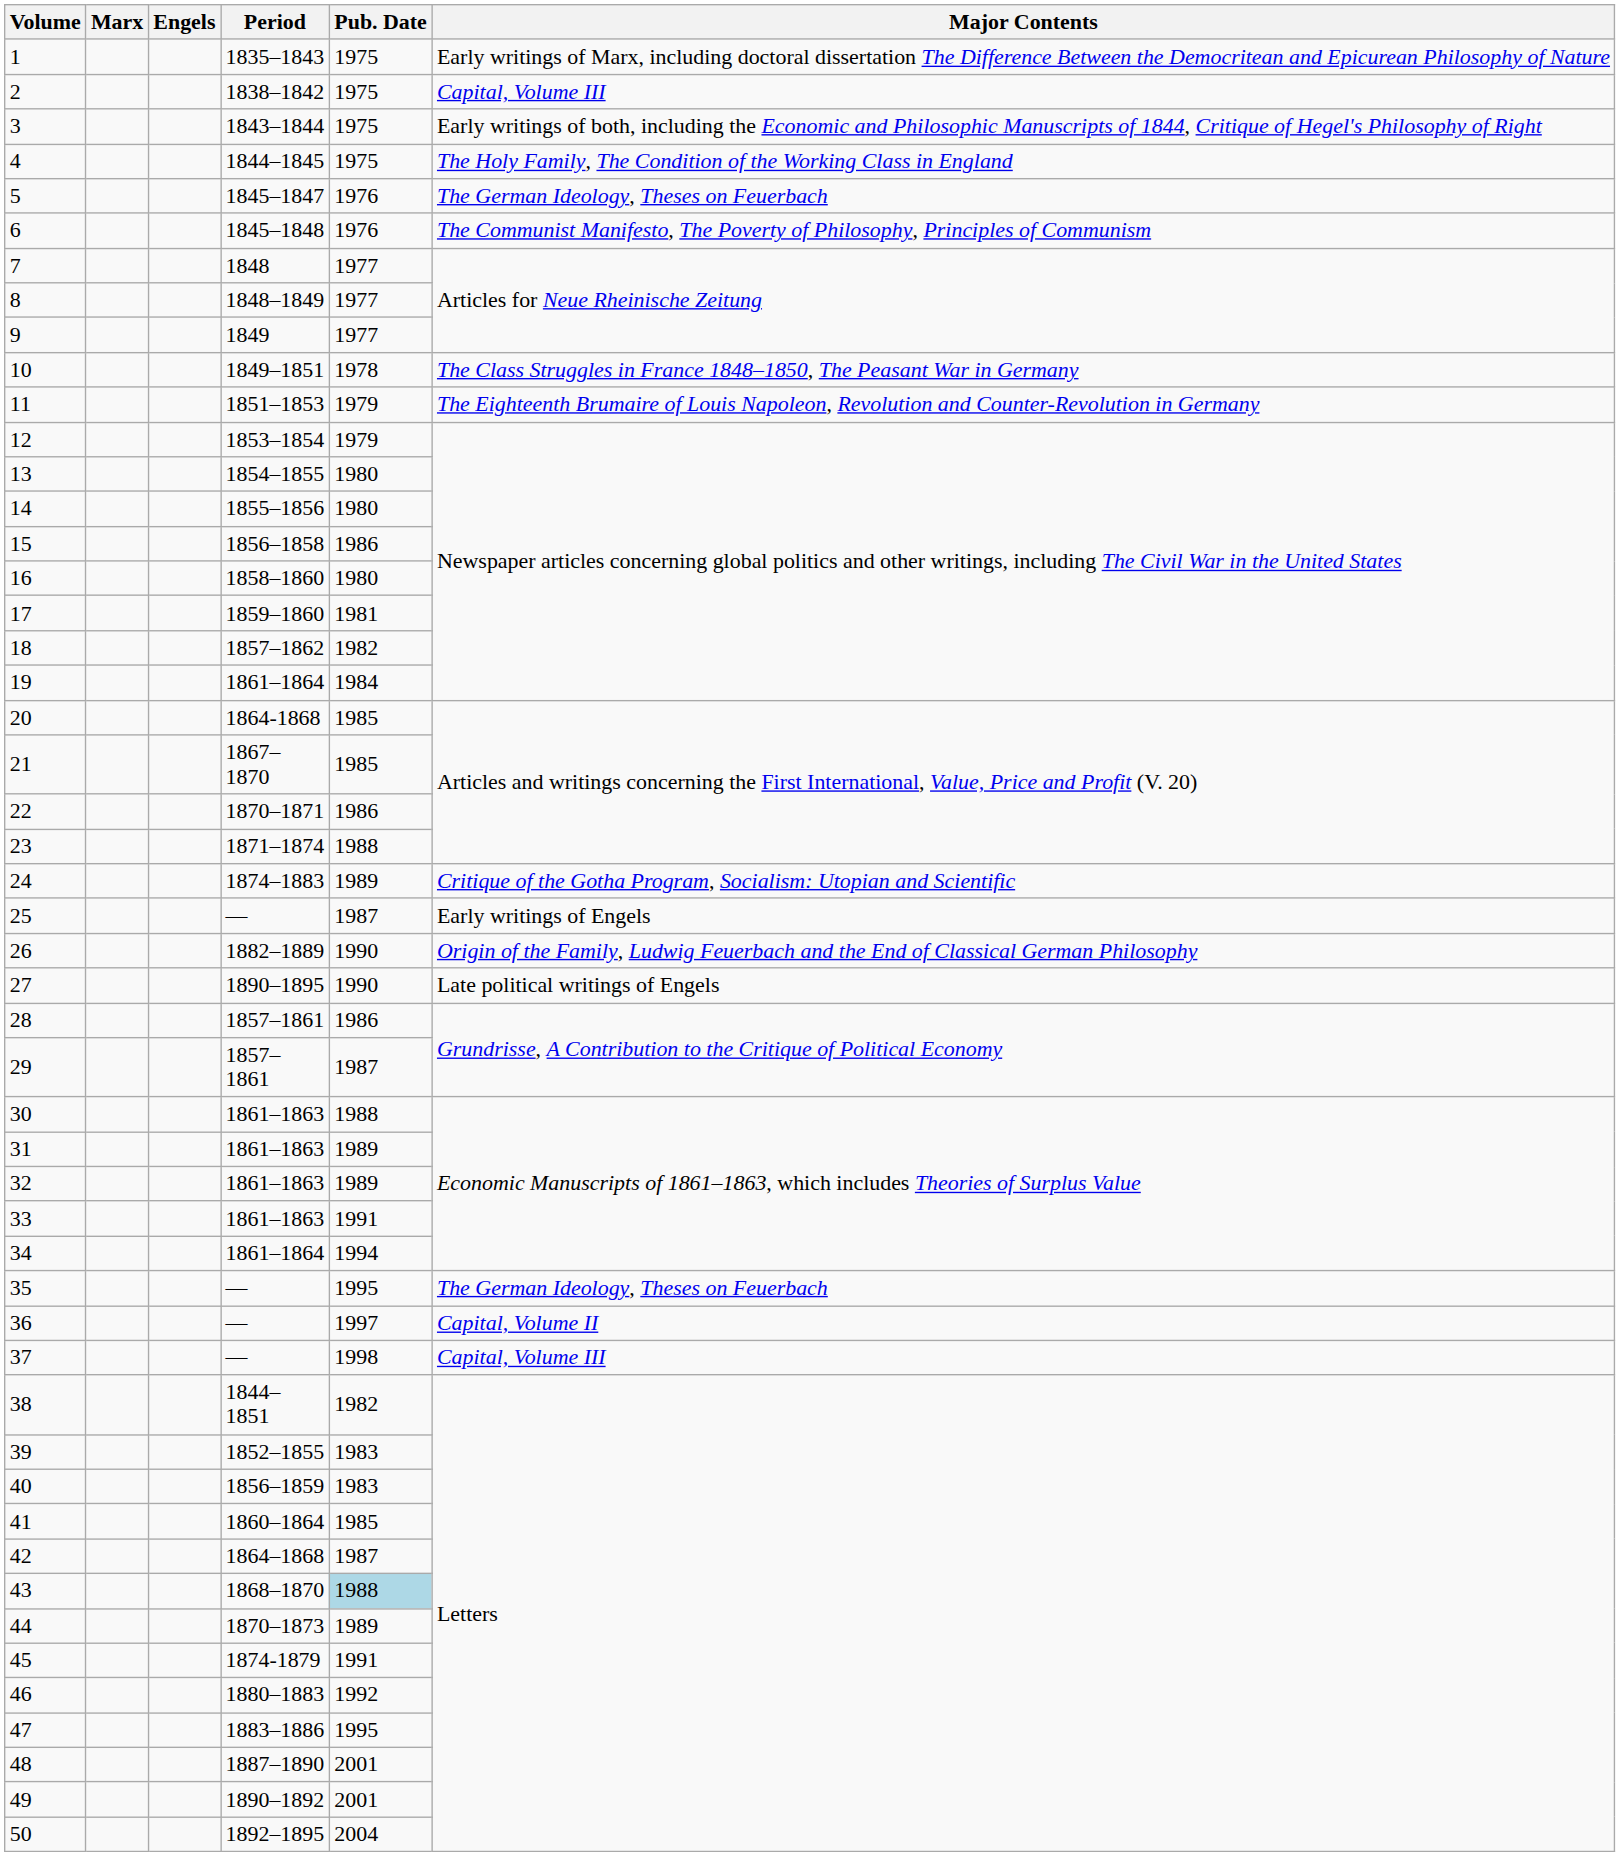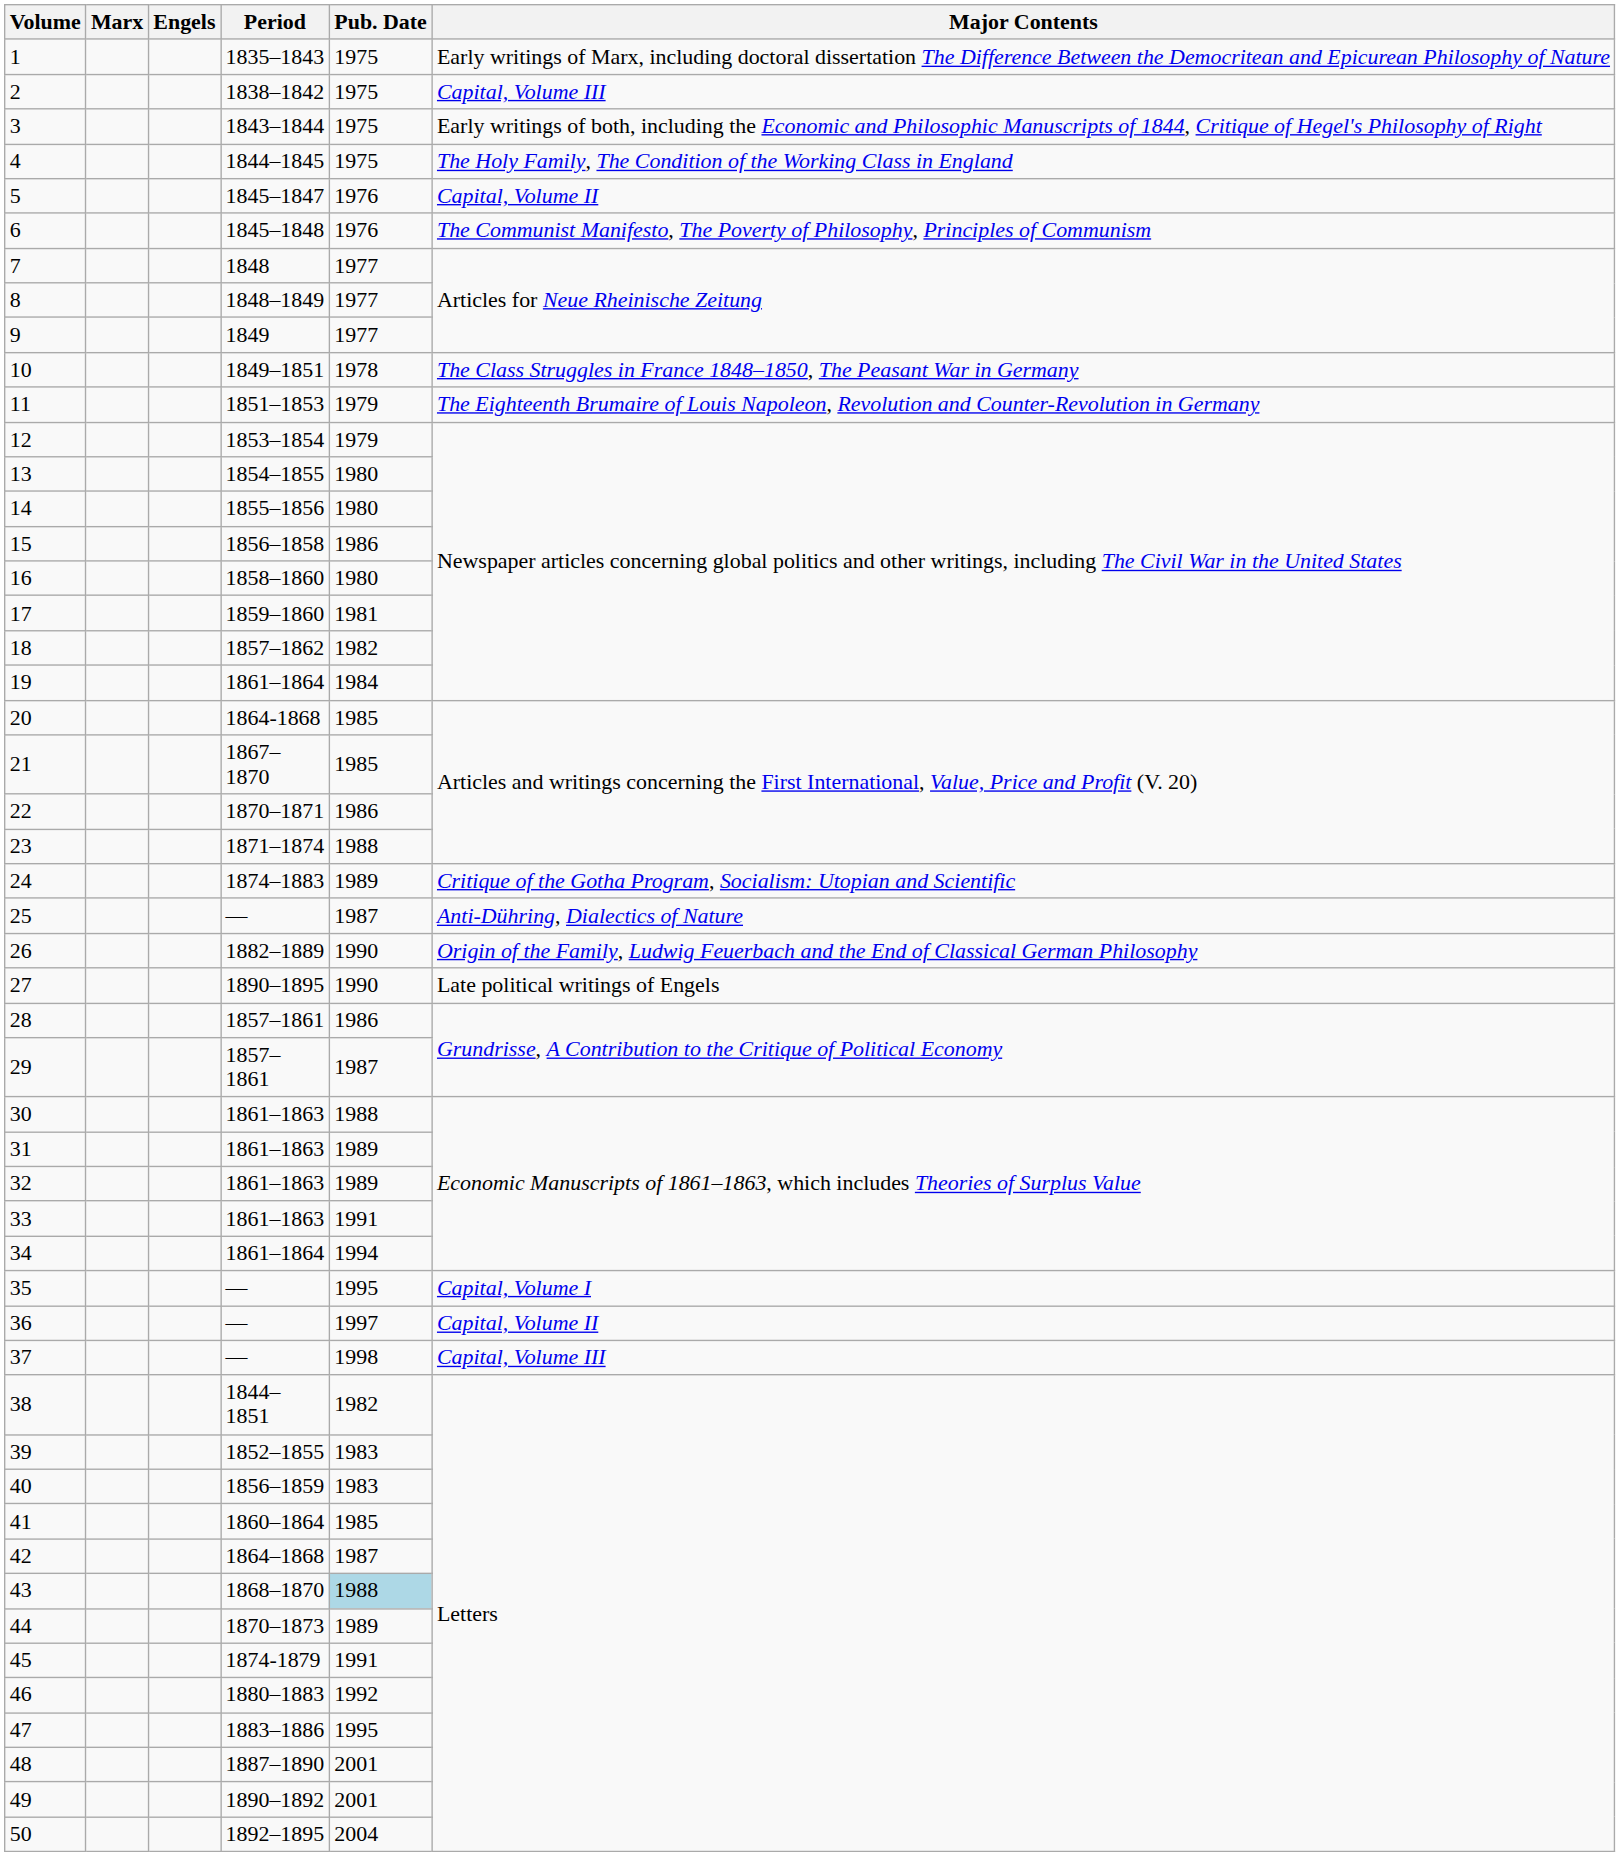(632, 195) The German Ideology, Theses on Feuerbach -> (518, 195) Capital, Volume II
(544, 915) Early writings of Engels -> (590, 915) Anti-Dühring, Dialectics of Nature
(632, 1287) The German Ideology, Theses on Feuerbach -> (514, 1287) Capital, Volume I
